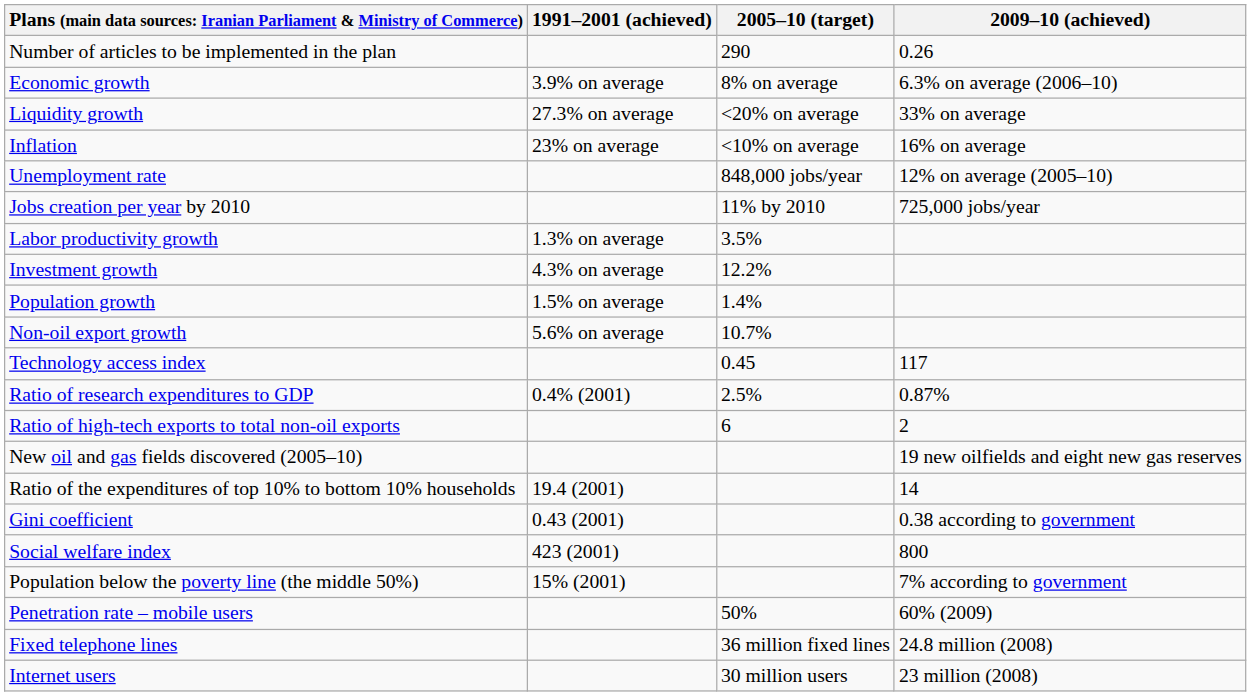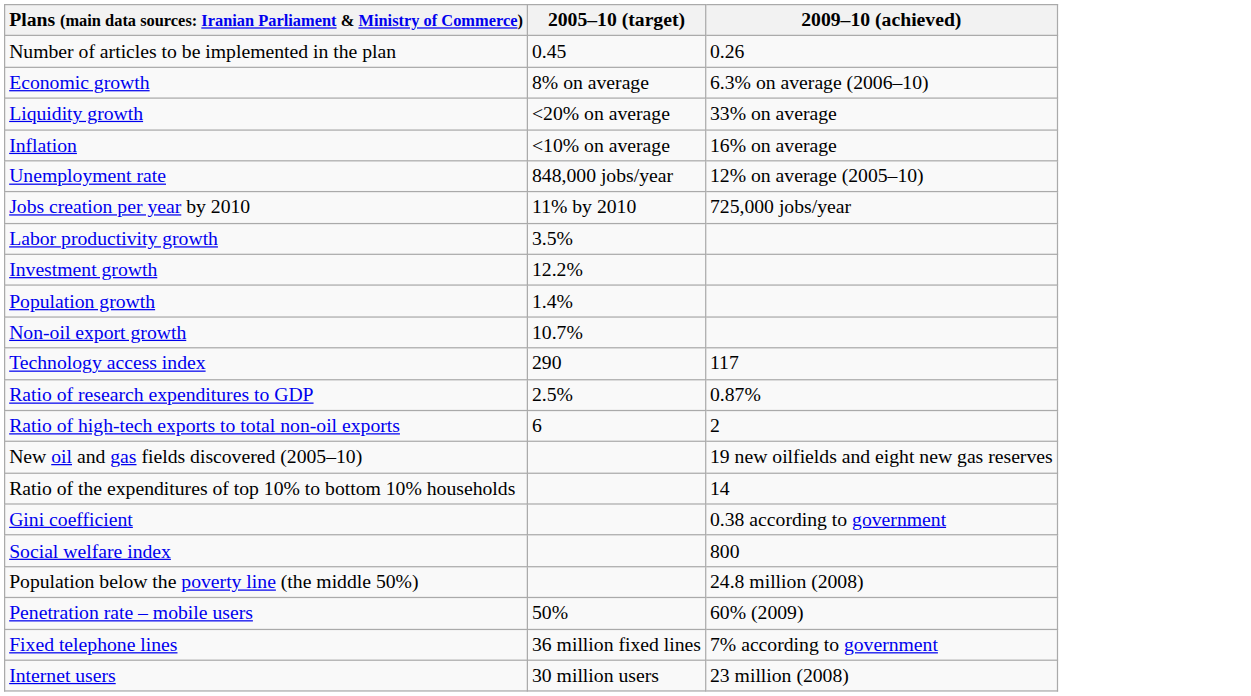- column: (622, 20)
(736, 51) 290 -> (549, 51) 0.45
(738, 363) 0.45 -> (547, 363) 290
(1013, 581) 7% according to government -> (787, 581) 24.8 million (2008)
(976, 644) 24.8 million (2008) -> (824, 644) 7% according to government
